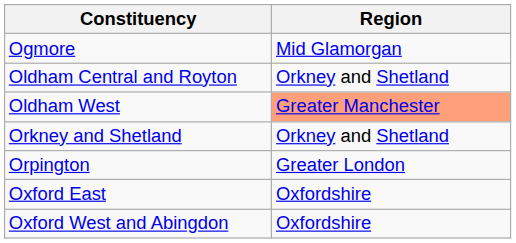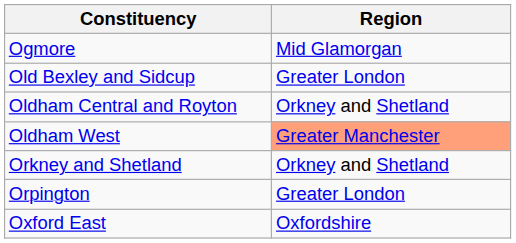+ row: (102, 77)
- row: (119, 223)
